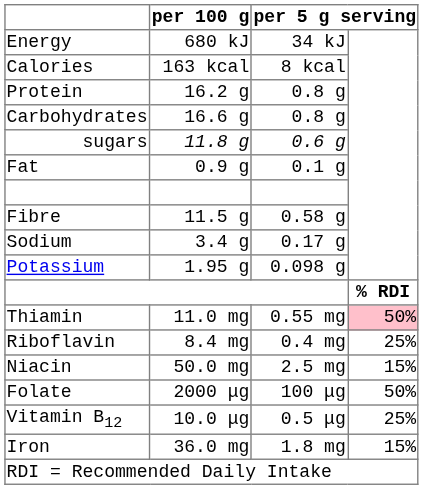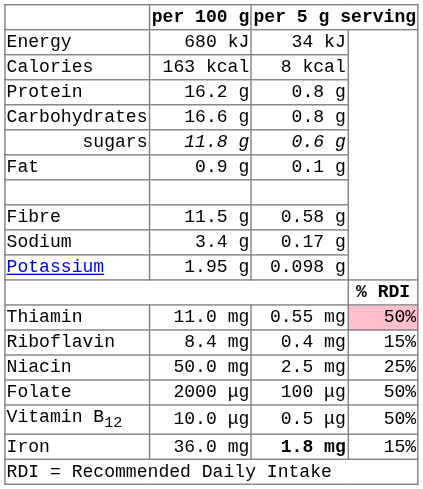(400, 342) 25% -> (400, 342) 15%
(400, 367) 15% -> (400, 367) 25%
(400, 419) 25% -> (400, 419) 50%
(313, 446) normal -> (313, 446) bold
